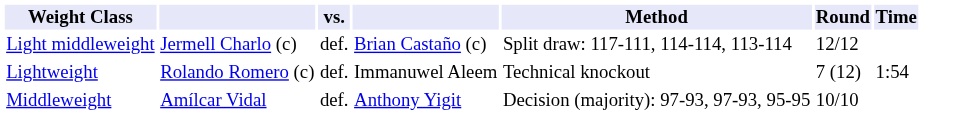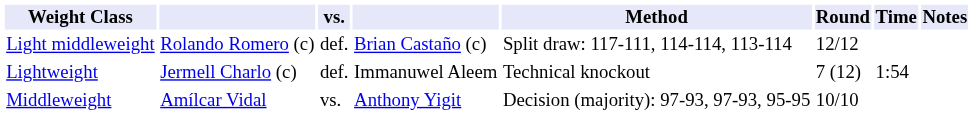+ column: (945, 16)
(228, 44) Jermell Charlo (c) -> (237, 44) Rolando Romero (c)
(237, 72) Rolando Romero (c) -> (228, 72) Jermell Charlo (c)
(334, 99) def. -> (331, 99) vs.
